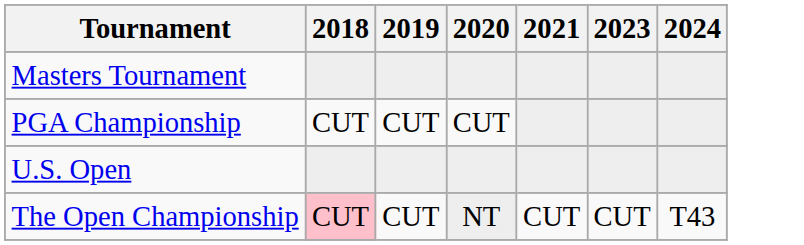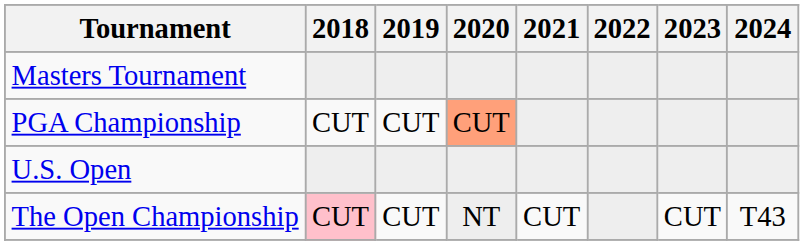+ column: (622, 28)
(481, 122) no background -> (481, 122) lightsalmon background
